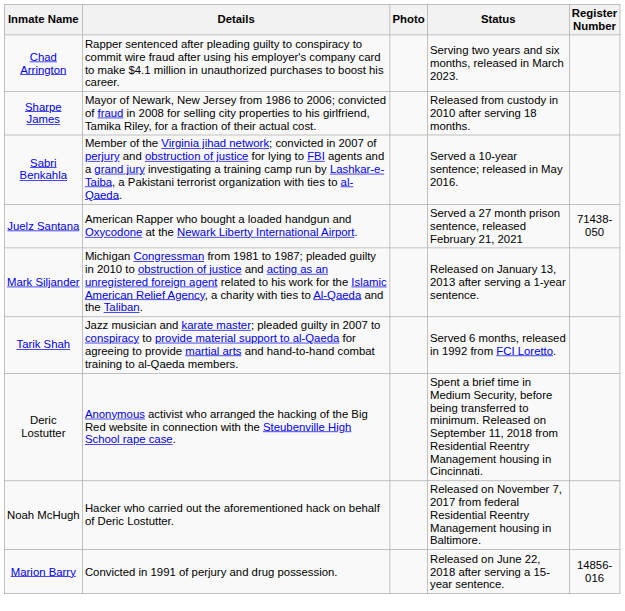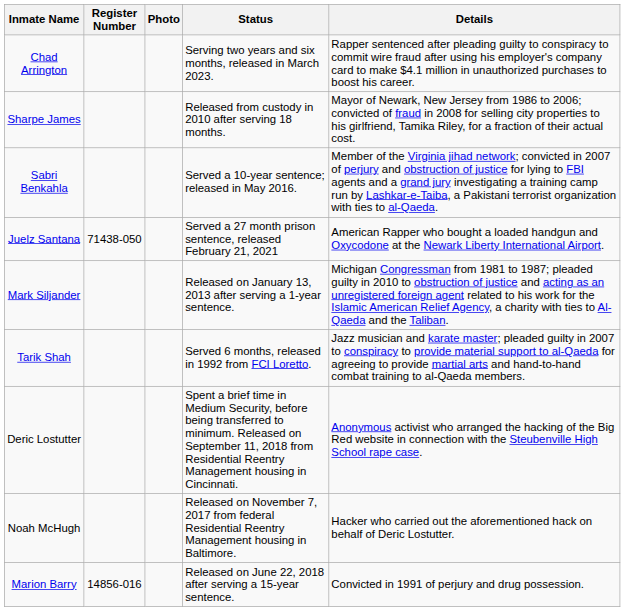columns swapped: (595, 19) <-> (236, 19)
